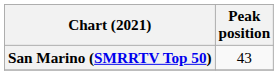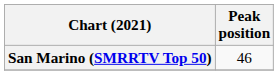(244, 57) 43 -> (244, 57) 46
